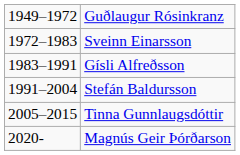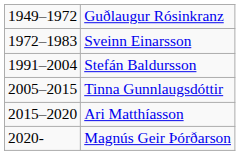- row: (134, 65)
+ row: (134, 114)
